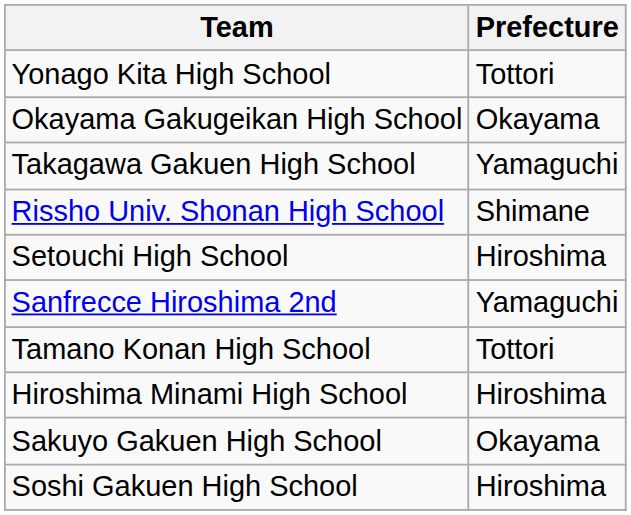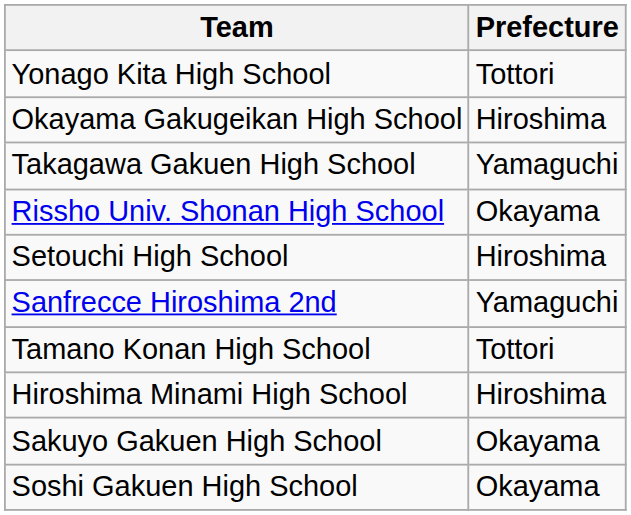(538, 119) Okayama -> (541, 119) Hiroshima
(533, 211) Shimane -> (538, 211) Okayama
(541, 486) Hiroshima -> (538, 486) Okayama
